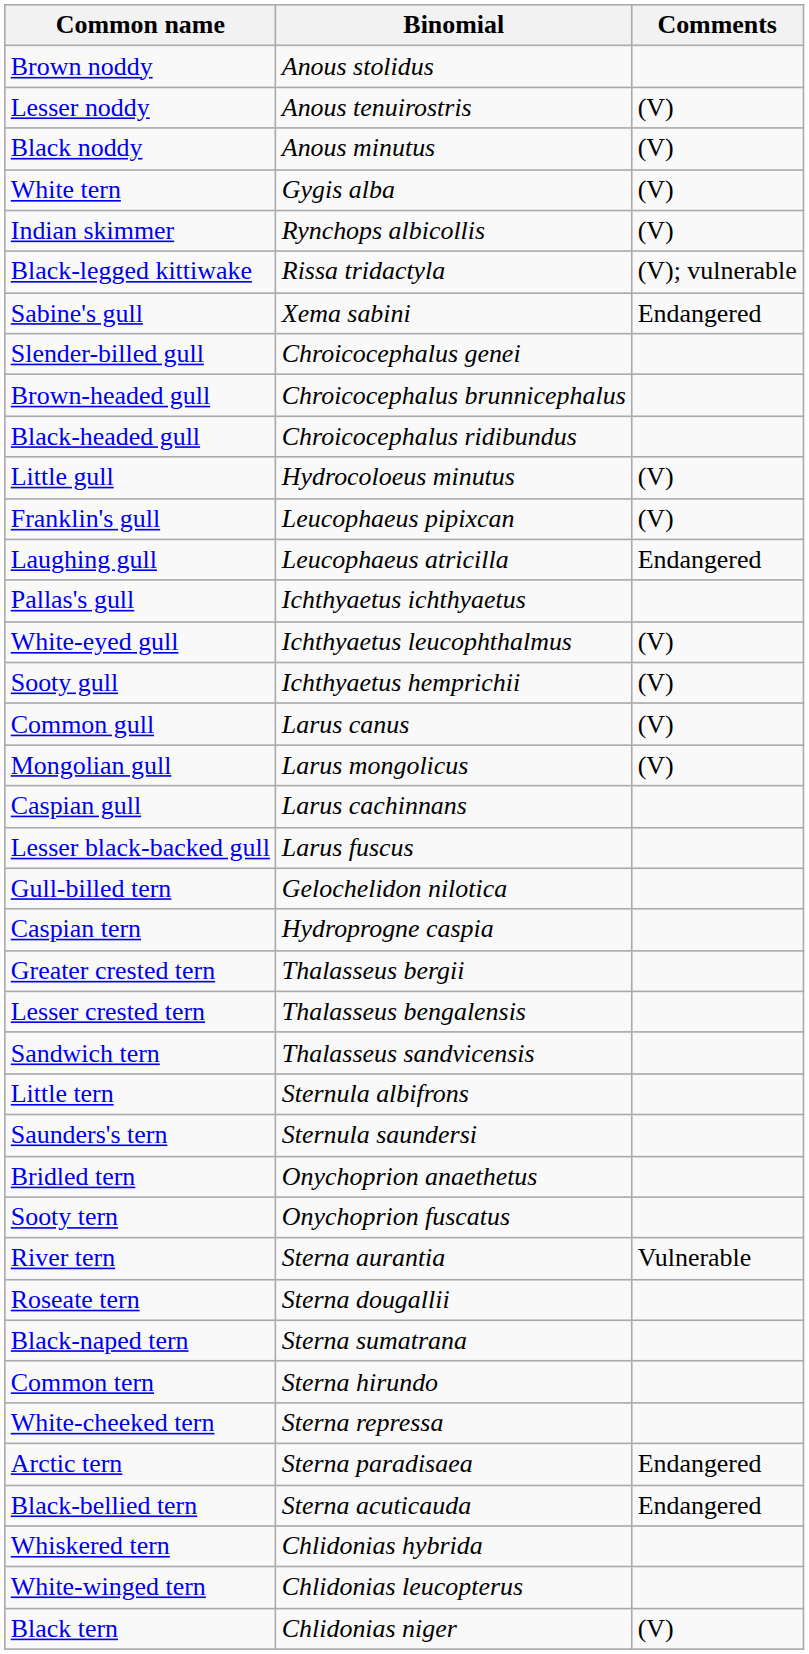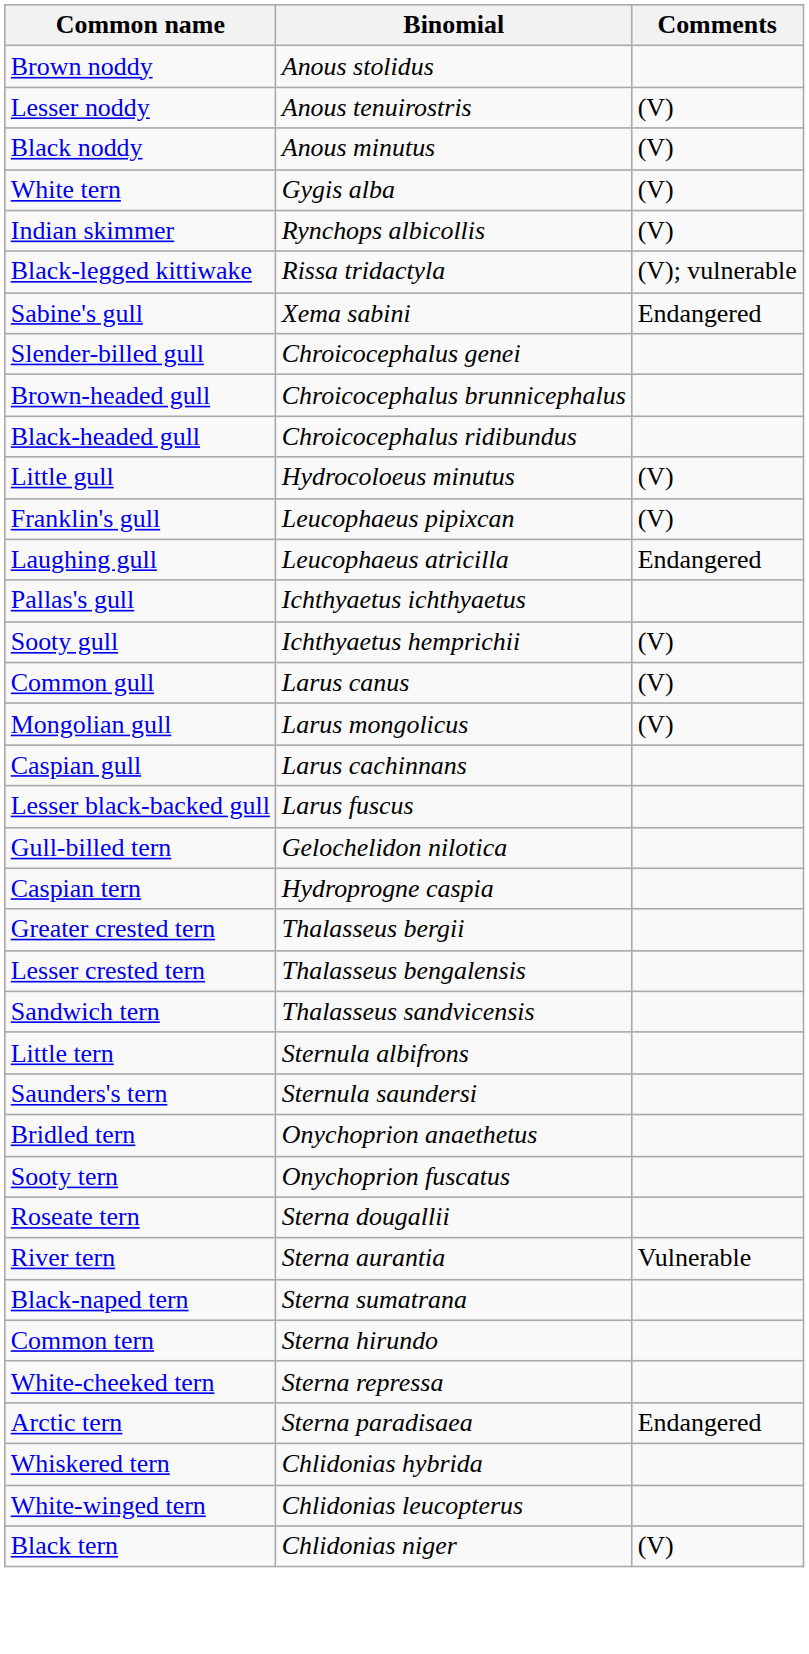- row: (95, 641)
rows swapped: (63, 1258) <-> (75, 1299)
- row: (104, 1504)
